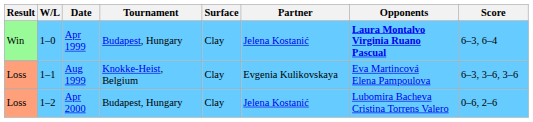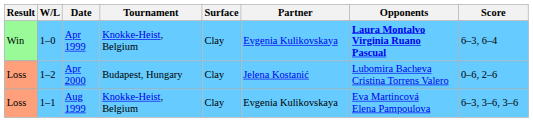(142, 40) Budapest, Hungary -> (133, 40) Knokke-Heist, Belgium
(276, 40) Jelena Kostanić -> (291, 40) Evgenia Kulikovskaya
rows swapped: (75, 74) <-> (75, 103)
